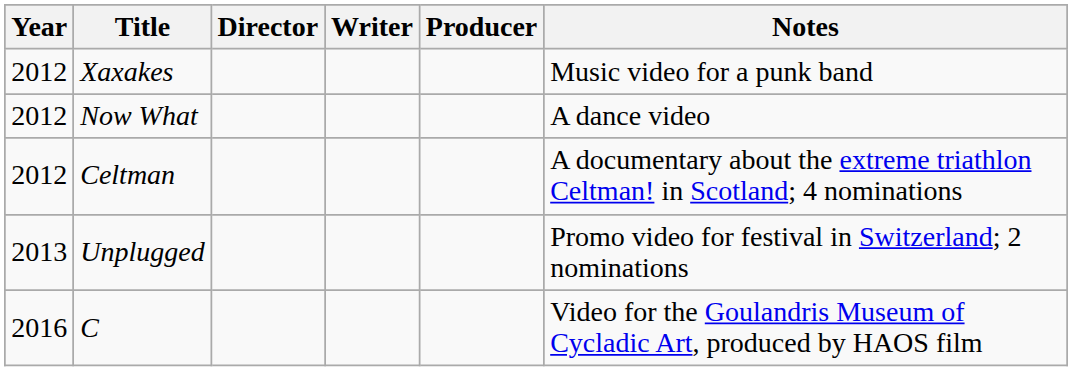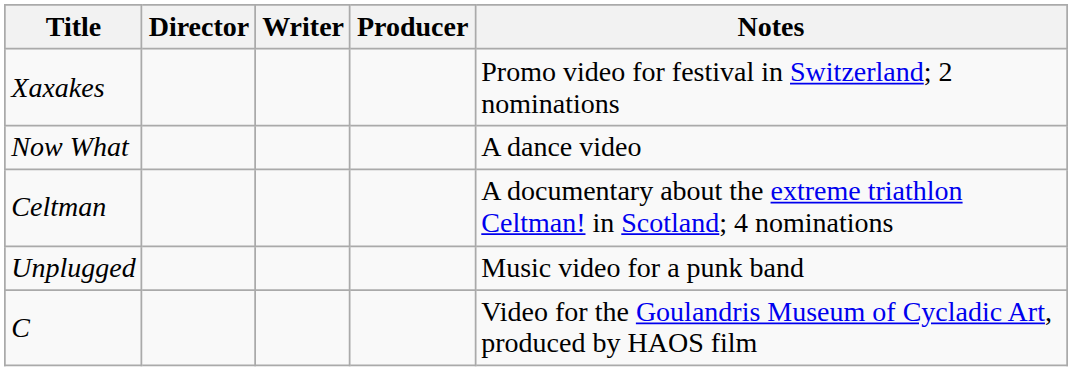- column: (39, 26)
(712, 71) Music video for a punk band -> (717, 86) Promo video for festival in Switzerland; 2 nominations
(786, 251) Promo video for festival in Switzerland; 2 nominations -> (643, 267) Music video for a punk band
